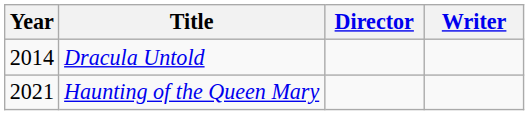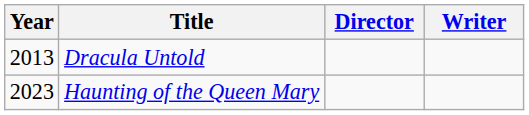(32, 57) 2014 -> (32, 57) 2013
(32, 92) 2021 -> (32, 92) 2023
